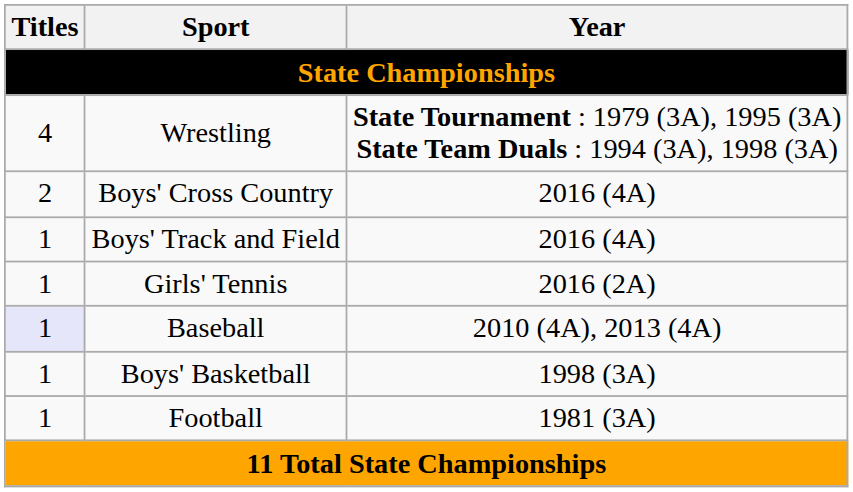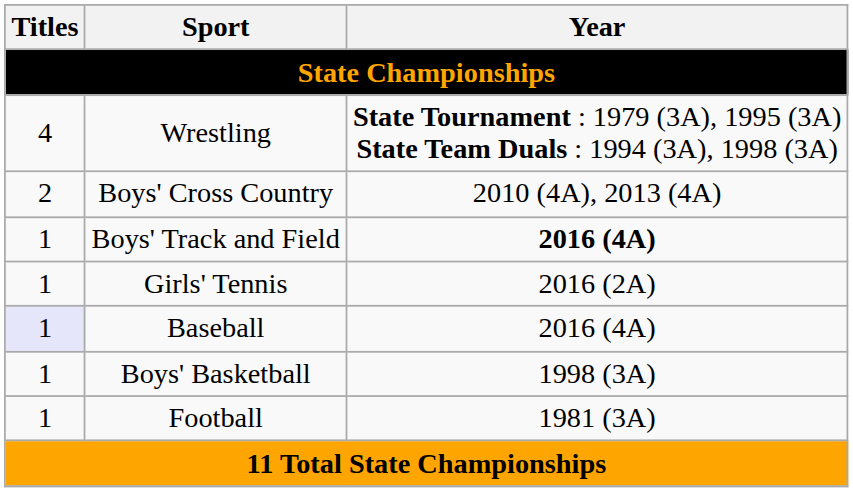(597, 193) 2016 (4A) -> (597, 193) 2010 (4A), 2013 (4A)
(597, 238) normal -> (597, 238) bold
(597, 328) 2010 (4A), 2013 (4A) -> (597, 328) 2016 (4A)
